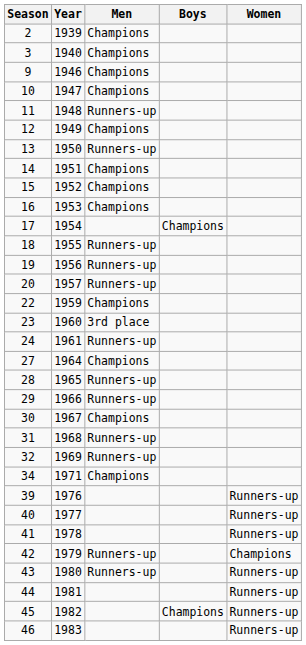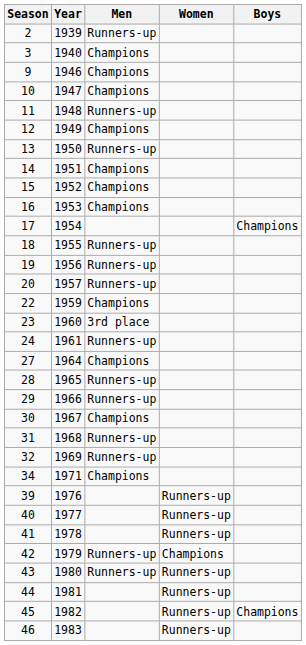columns swapped: (264, 14) <-> (193, 14)
(118, 33) Champions -> (122, 33) Runners-up
